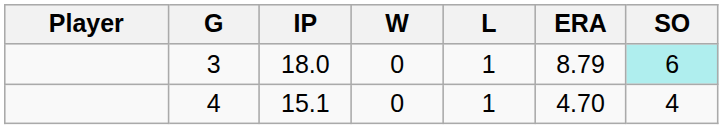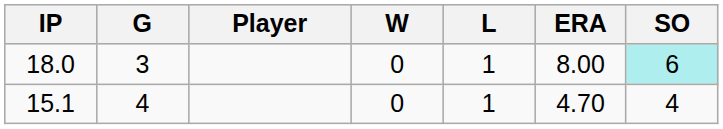columns swapped: (86, 24) <-> (305, 24)
(581, 63) 8.79 -> (581, 63) 8.00
